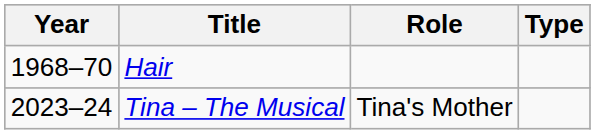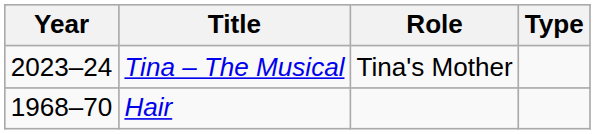rows swapped: (148, 66) <-> (234, 107)
